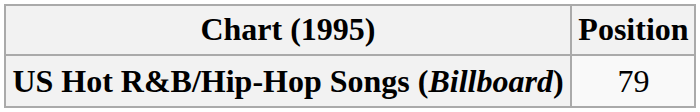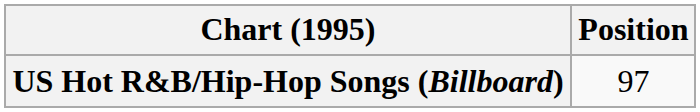(633, 80) 79 -> (633, 80) 97
